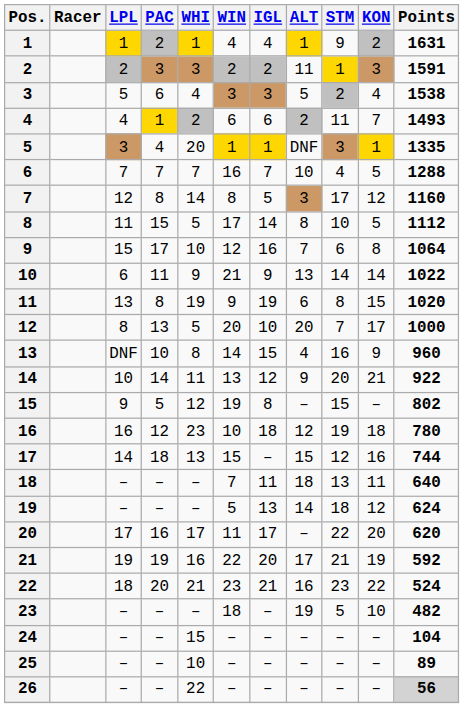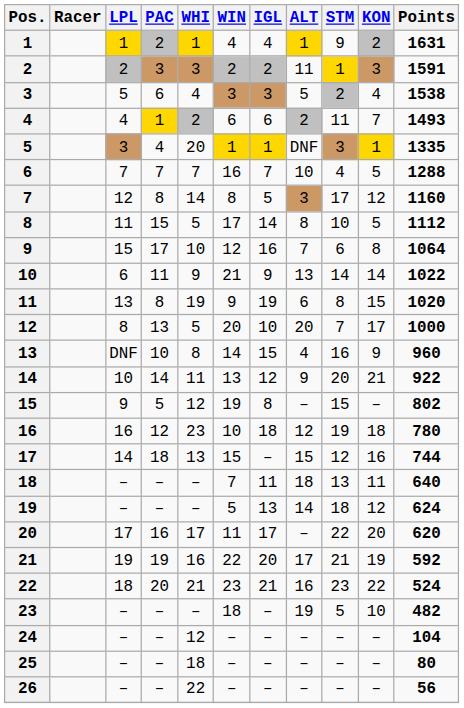(196, 638) 15 -> (196, 638) 12
(196, 664) 10 -> (196, 664) 18
(427, 664) 89 -> (427, 664) 80
(427, 690) lightgrey background -> (427, 690) no background
